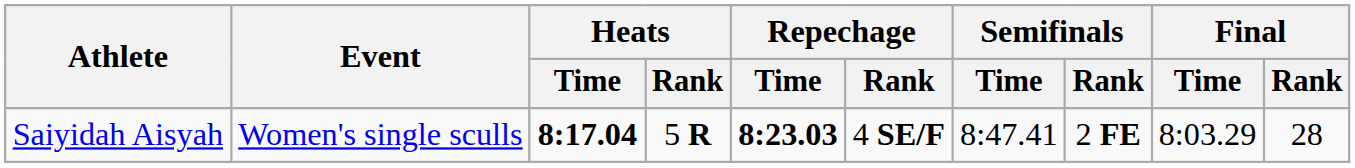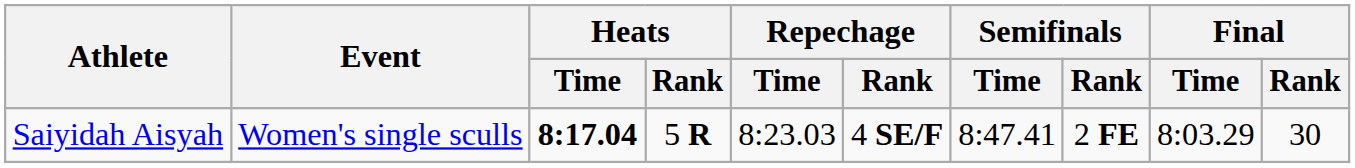(788, 135) bold -> (787, 135) normal
(1307, 135) 28 -> (1305, 135) 30
